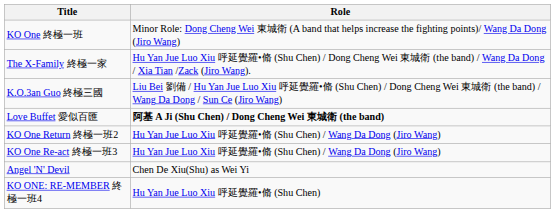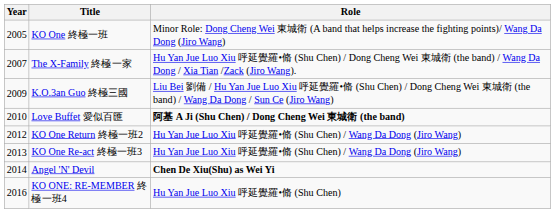+ column: (17, 12)
(191, 169) normal -> (214, 169) bold
